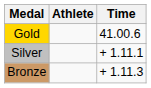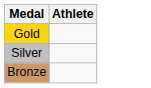- column: (121, 14)
